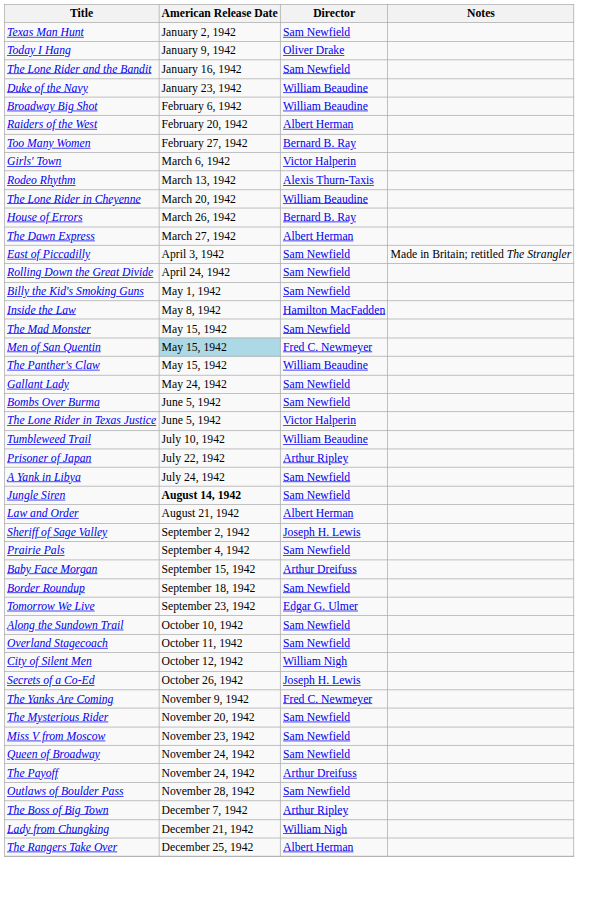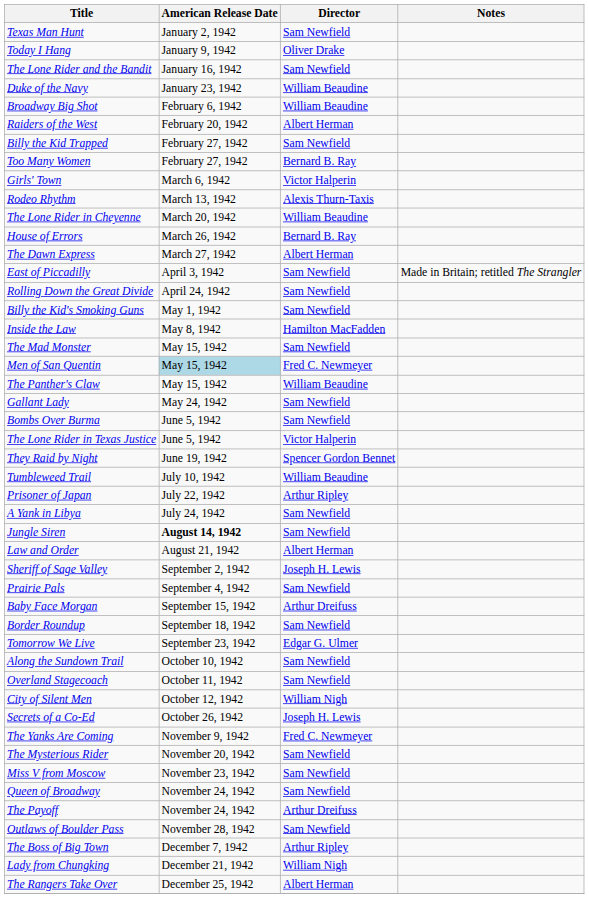+ row: (58, 143)
+ row: (52, 458)
